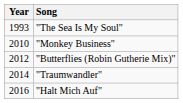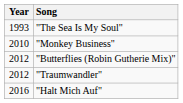(19, 75) 2014 -> (19, 75) 2012
